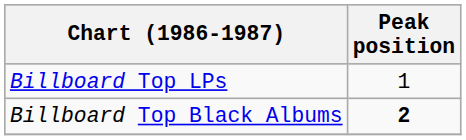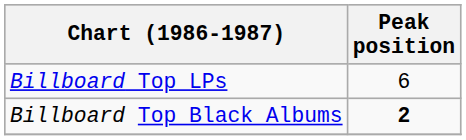(404, 82) 1 -> (404, 82) 6
